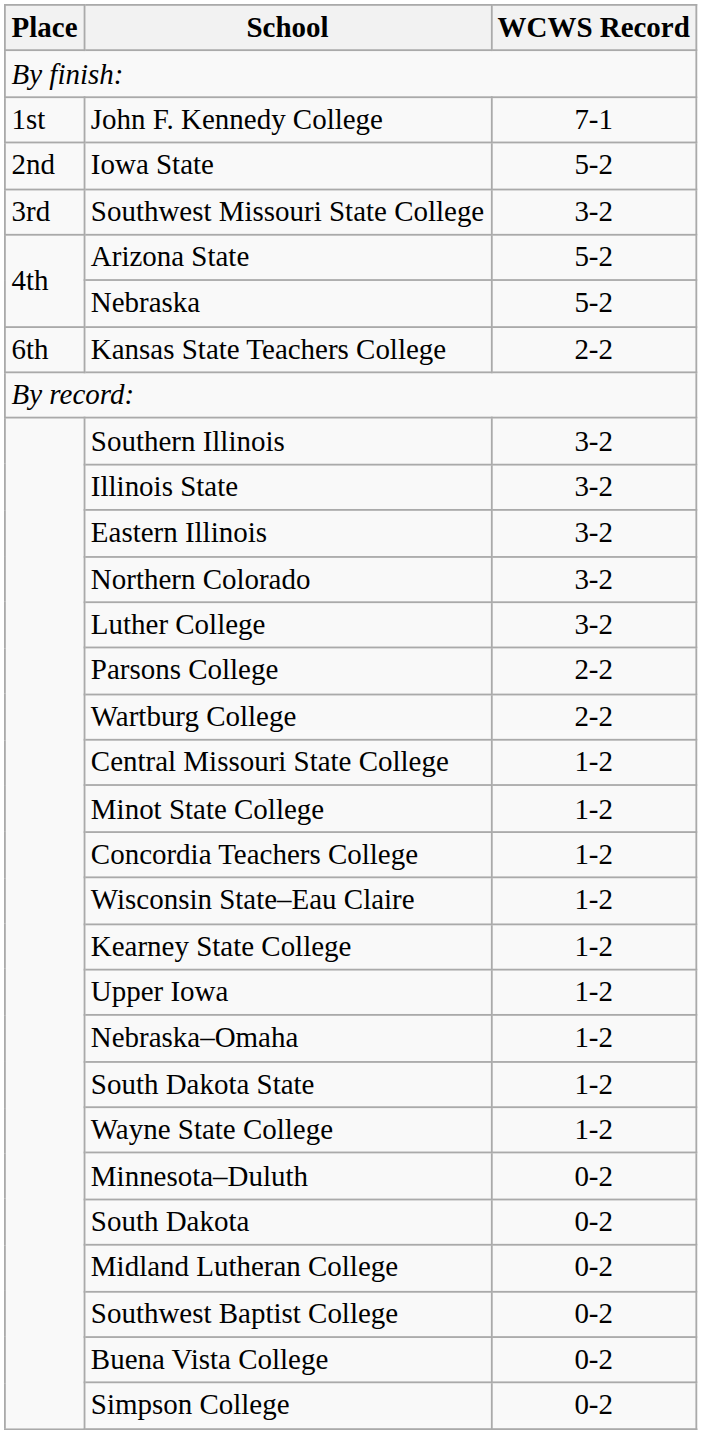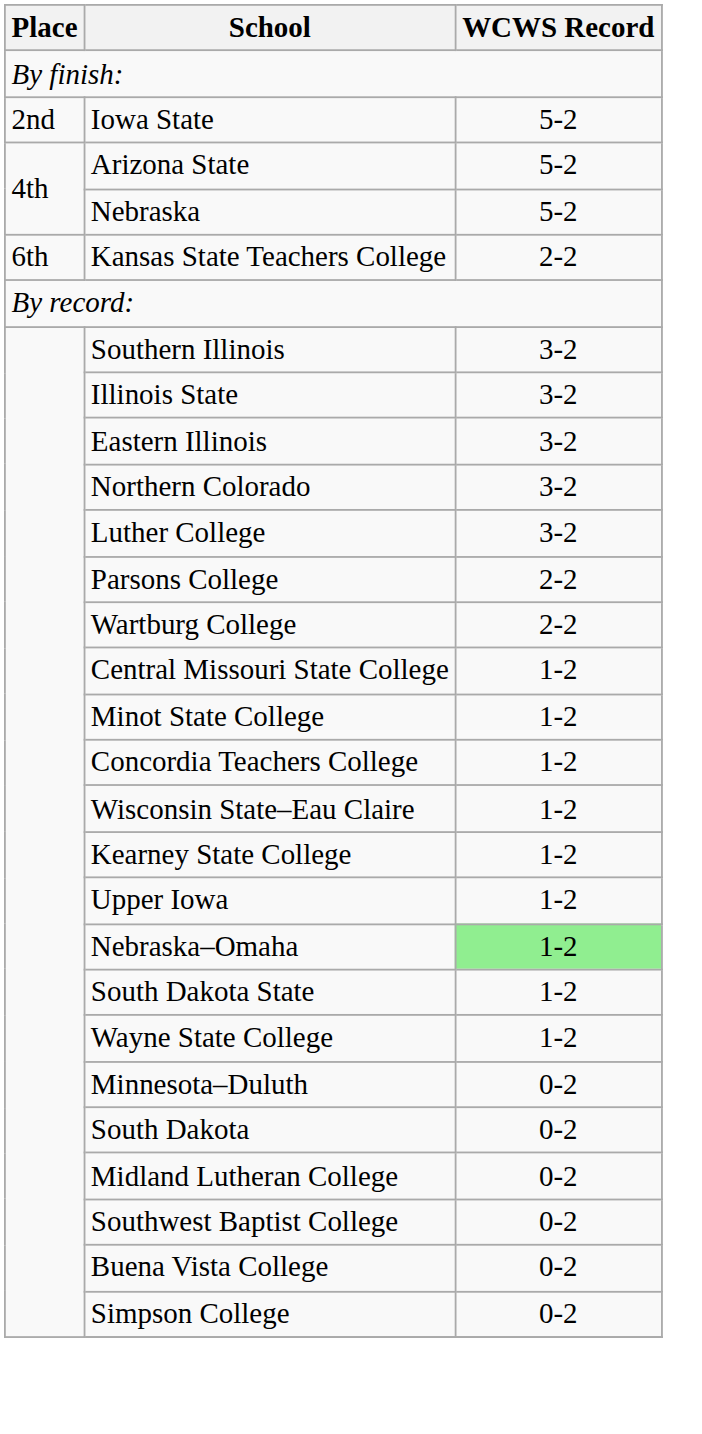- row: (237, 119)
- row: (288, 211)
(594, 1037) no background -> (558, 946) lightgreen background
